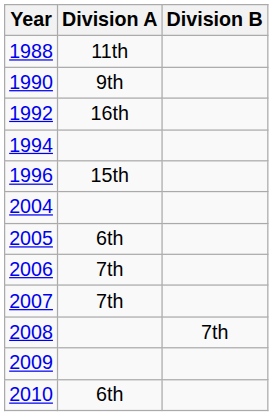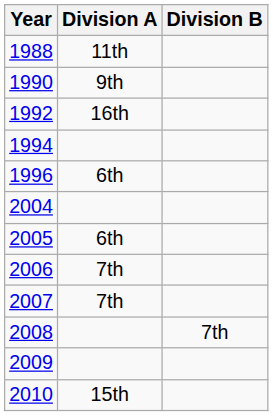(110, 176) 15th -> (110, 176) 6th
(110, 394) 6th -> (110, 394) 15th
